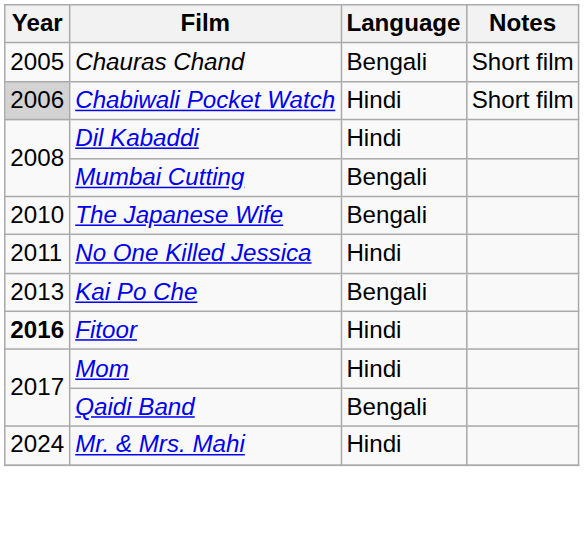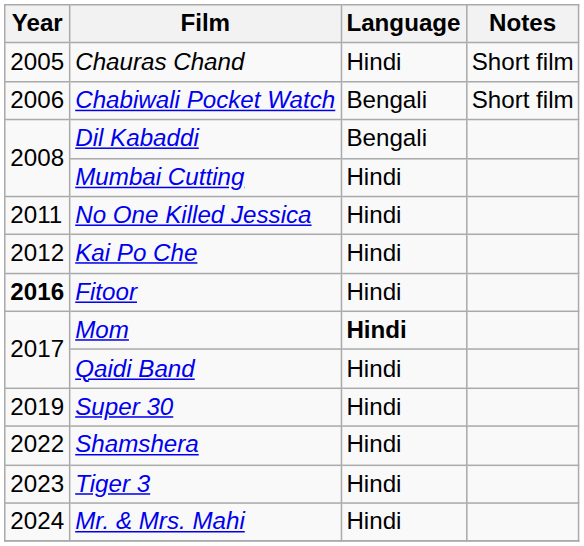(387, 61) Bengali -> (374, 61) Hindi
(37, 100) lightgrey background -> (37, 100) no background
(374, 100) Hindi -> (387, 100) Bengali
(374, 138) Hindi -> (387, 138) Bengali
(387, 176) Bengali -> (374, 176) Hindi
- row: (179, 215)
(37, 291) 2013 -> (37, 253) 2012
(387, 291) Bengali -> (374, 253) Hindi
(374, 368) normal -> (377, 330) bold
(387, 406) Bengali -> (374, 368) Hindi
+ row: (124, 406)
+ row: (137, 445)
+ row: (113, 483)
